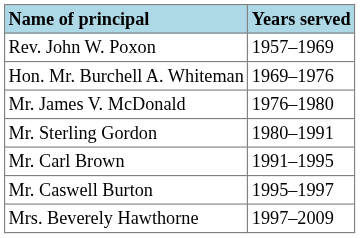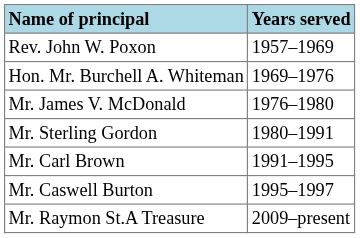- row: (104, 218)
+ row: (107, 218)
